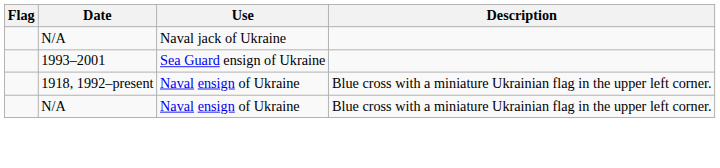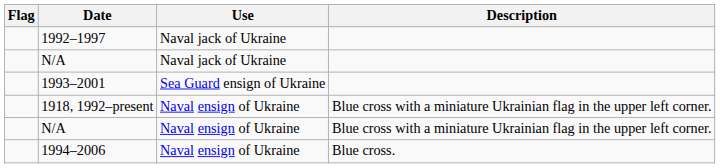+ row: (73, 38)
+ row: (73, 151)
